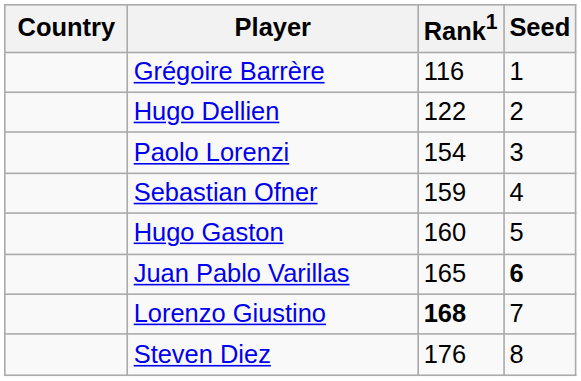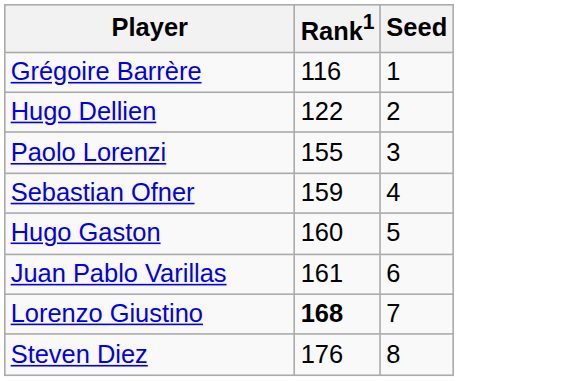- column: (66, 28)
(445, 152) 154 -> (322, 152) 155
(445, 273) 165 -> (322, 273) 161
(516, 273) bold -> (393, 273) normal
